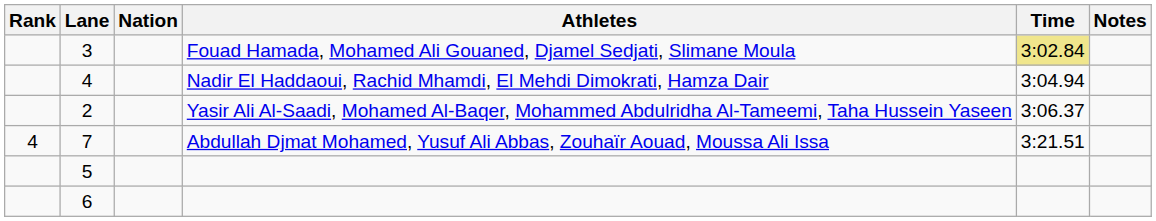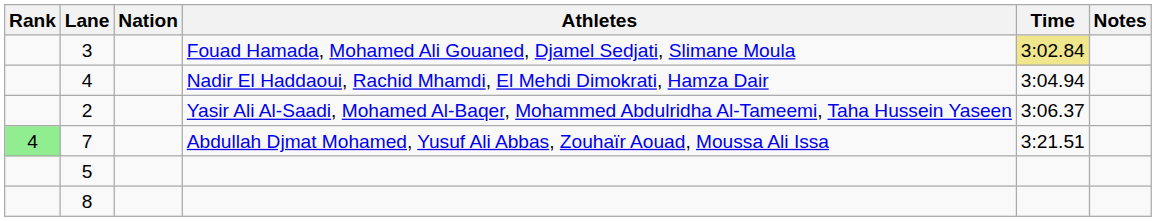(32, 141) no background -> (32, 141) lightgreen background
- row: (87, 202)
+ row: (87, 202)
